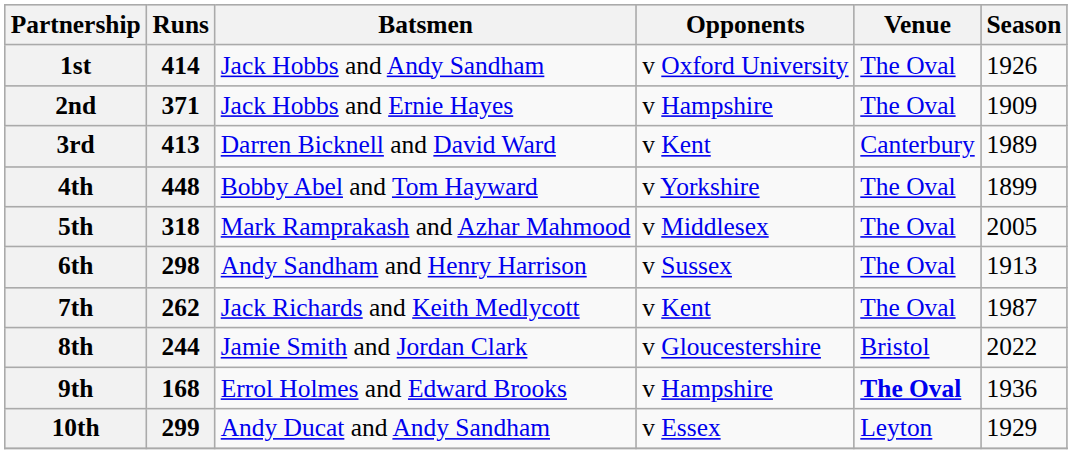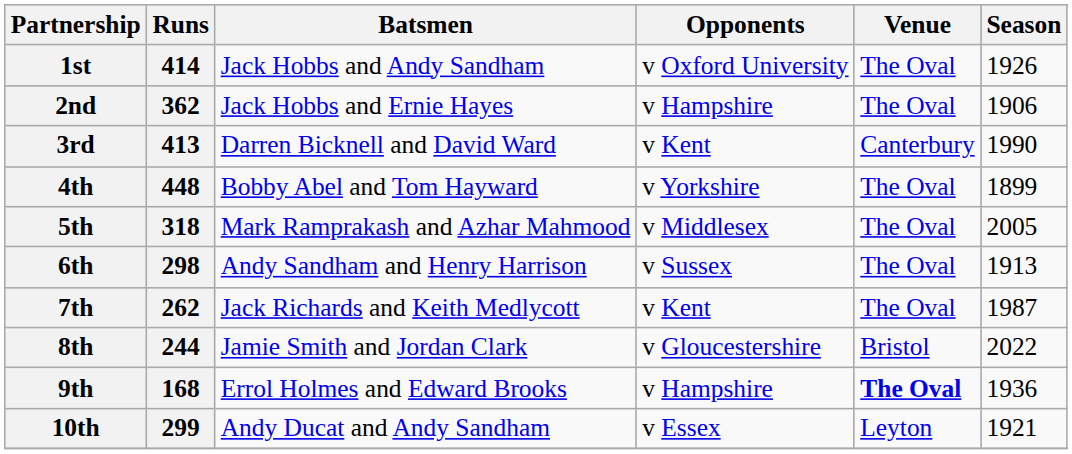(181, 105) 371 -> (181, 105) 362
(1012, 105) 1909 -> (1012, 105) 1906
(1012, 145) 1989 -> (1012, 145) 1990
(1012, 428) 1929 -> (1012, 428) 1921
